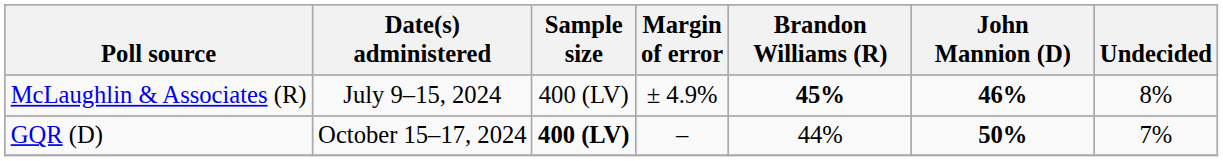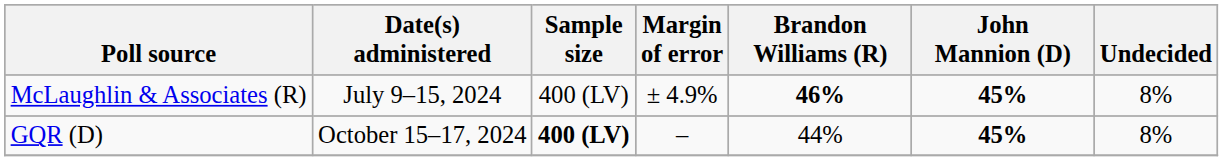(820, 94) 45% -> (820, 94) 46%
(1003, 94) 46% -> (1003, 94) 45%
(1003, 135) 50% -> (1003, 135) 45%
(1156, 135) 7% -> (1156, 135) 8%
